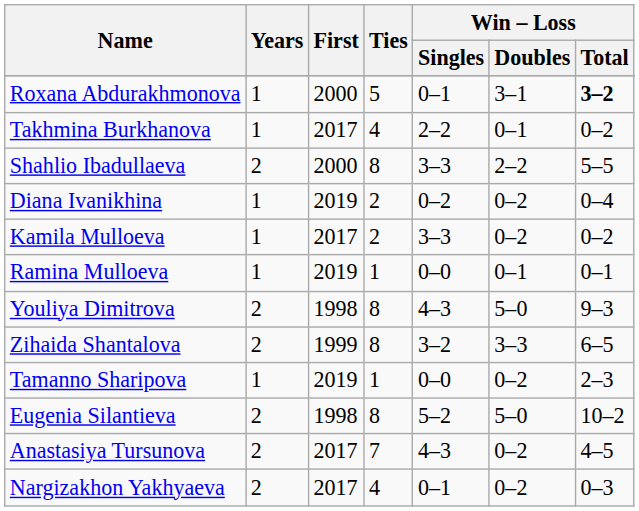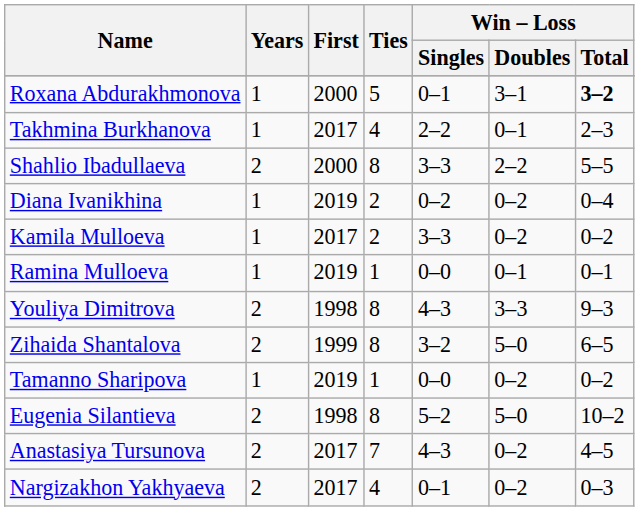(597, 129) 0–2 -> (597, 129) 2–3
(511, 308) 5–0 -> (511, 308) 3–3
(511, 343) 3–3 -> (511, 343) 5–0
(597, 379) 2–3 -> (597, 379) 0–2
